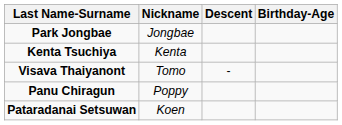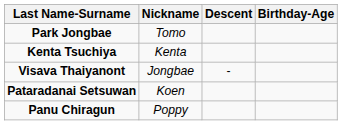(171, 33) Jongbae -> (171, 33) Tomo
(171, 71) Tomo -> (171, 71) Jongbae
rows swapped: (72, 91) <-> (72, 110)
